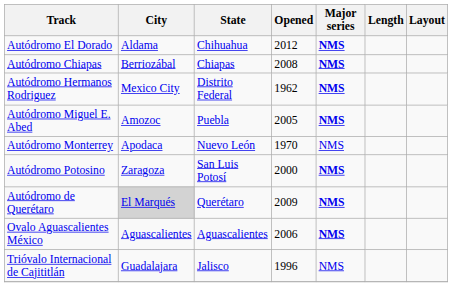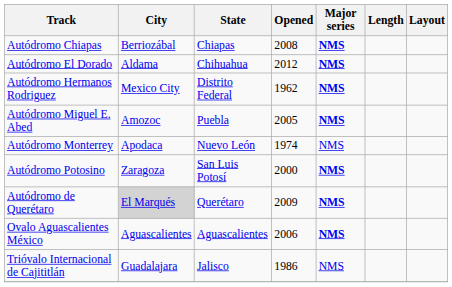rows swapped: (54, 63) <-> (60, 45)
(286, 145) 1970 -> (286, 145) 1974
(286, 265) 1996 -> (286, 265) 1986
